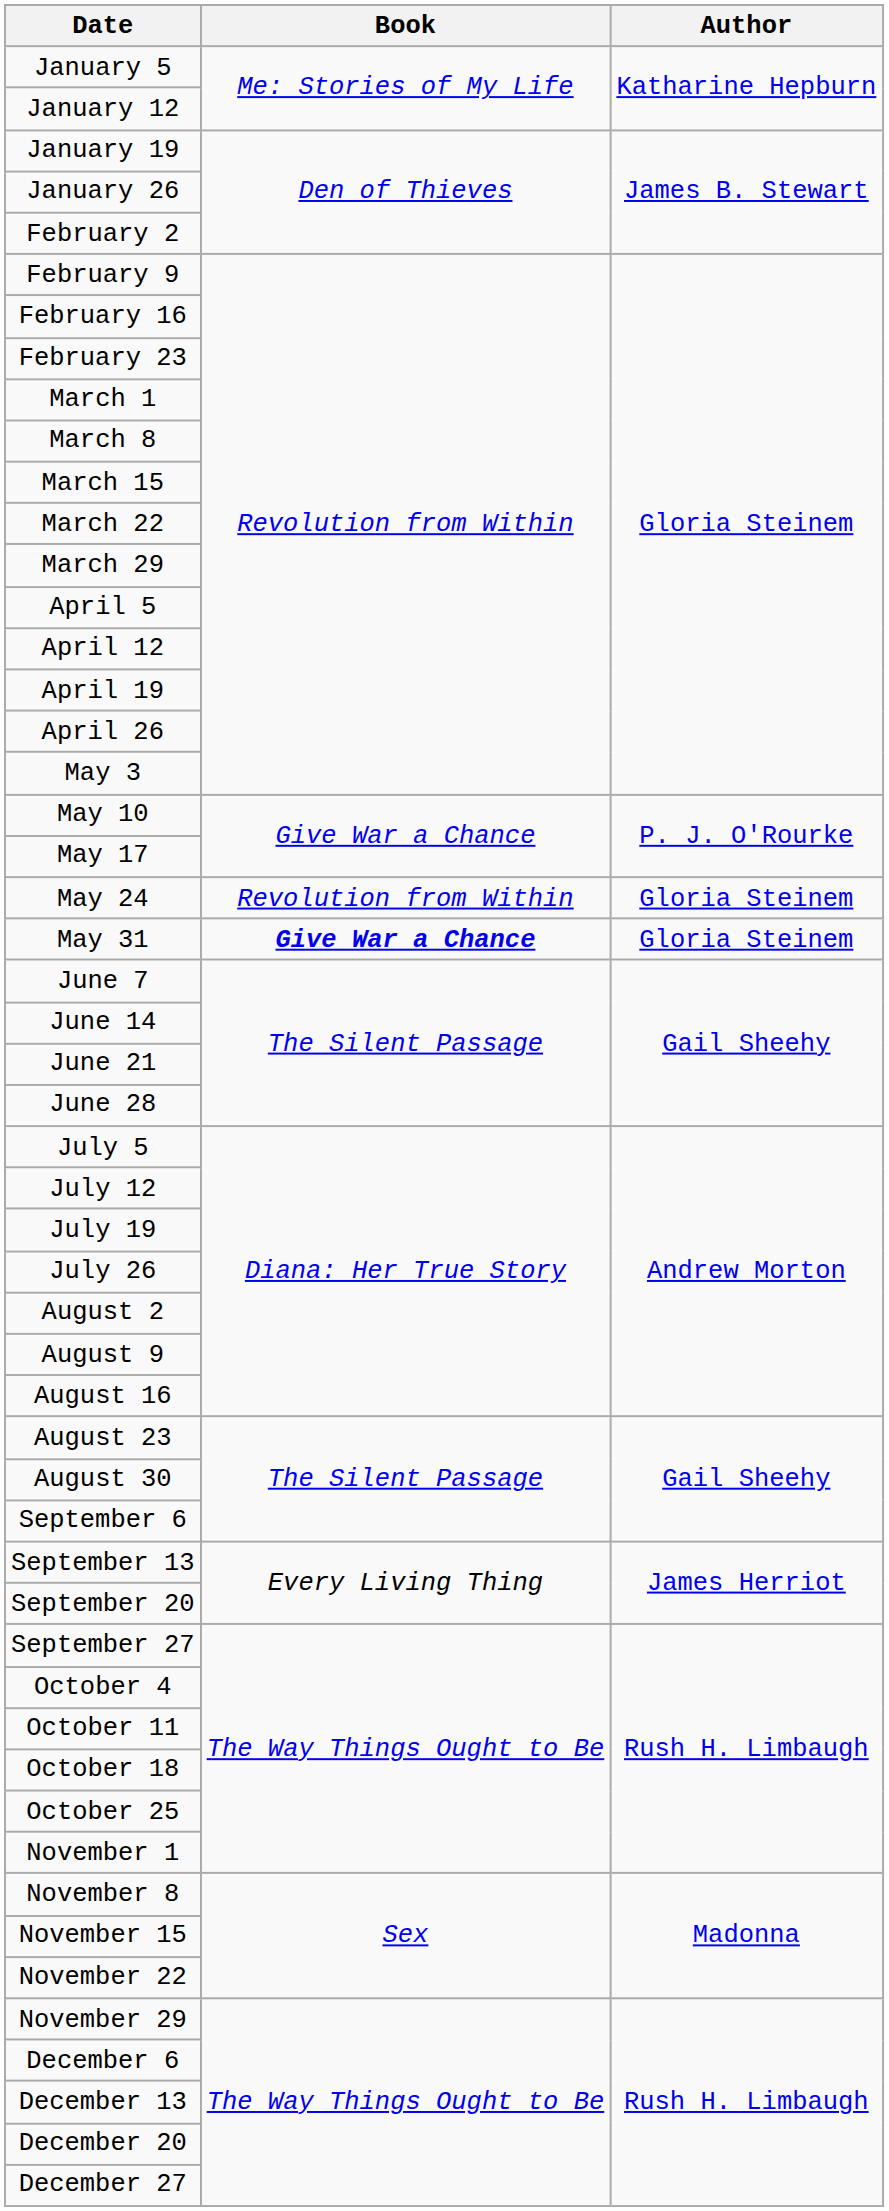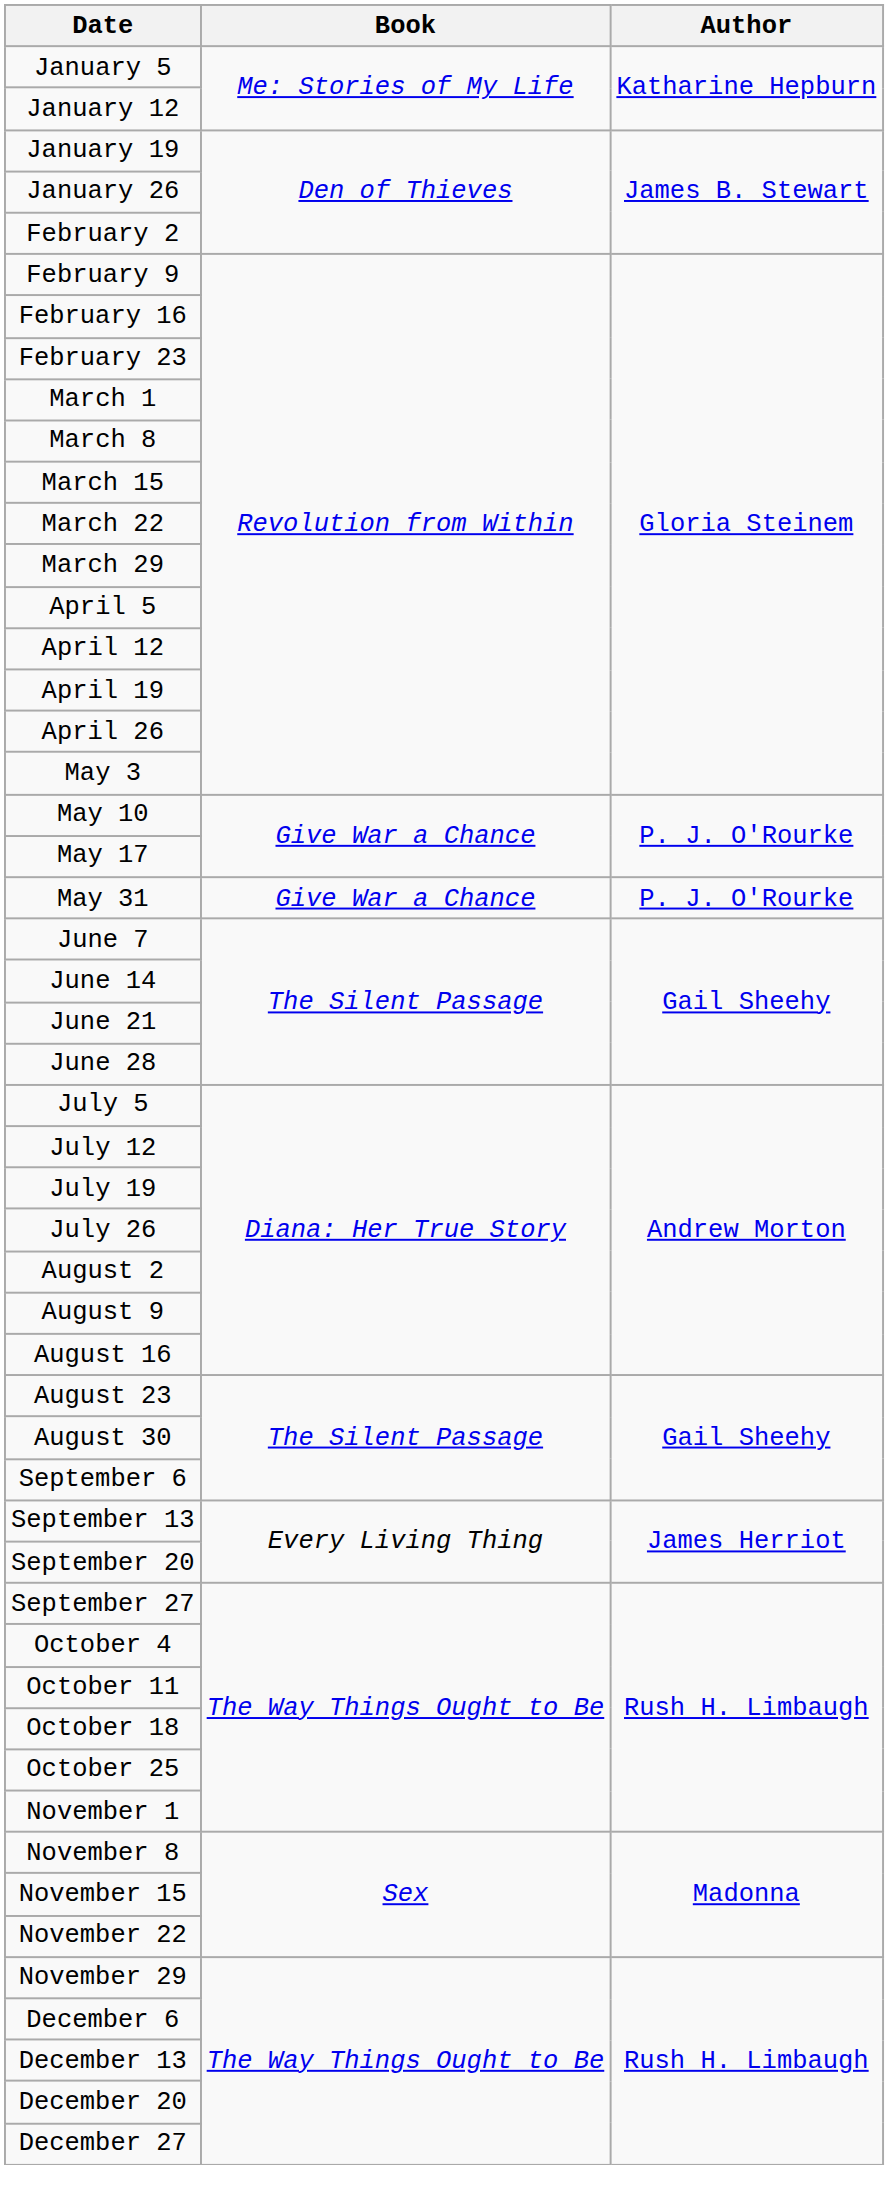- row: (103, 898)
(405, 939) bold -> (405, 898) normal
(746, 939) Gloria Steinem -> (746, 898) P. J. O'Rourke
